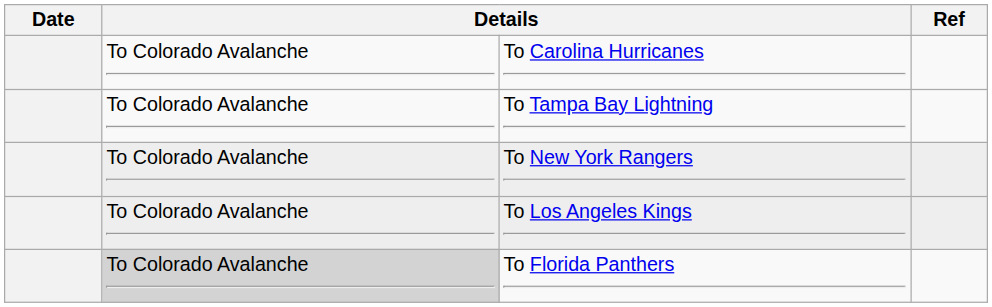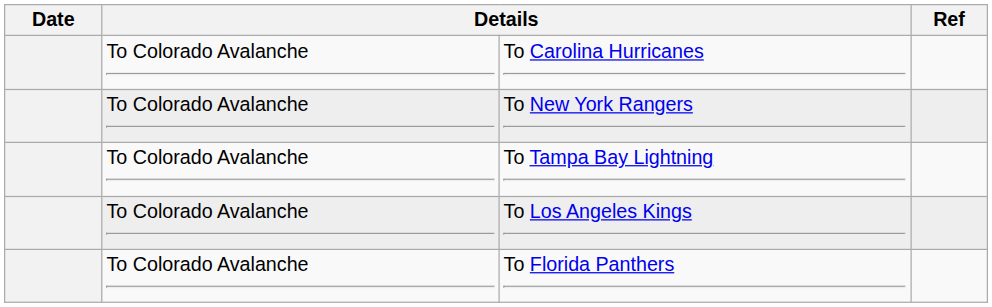rows swapped: (705, 164) <-> (705, 111)
(301, 271) lightgrey background -> (301, 271) no background
